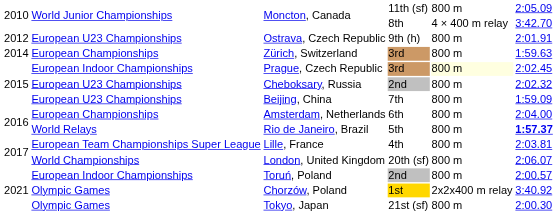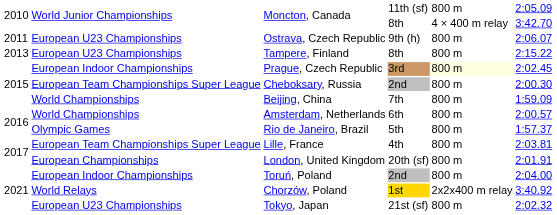(16, 38) 2012 -> (16, 38) 2011
(534, 38) 2:01.91 -> (534, 38) 2:06.07
+ row: (306, 53)
- row: (310, 53)
(107, 84) European U23 Championships -> (146, 84) European Team Championships Super League
(534, 84) 2:02.32 -> (534, 84) 2:00.30
(107, 99) European U23 Championships -> (85, 99) World Championships
(95, 114) European Championships -> (85, 114) World Championships
(534, 114) 2:04.00 -> (534, 114) 2:00.57
(64, 129) World Relays -> (71, 129) Olympic Games
(534, 129) bold -> (534, 129) normal
(85, 160) World Championships -> (95, 160) European Championships
(534, 160) 2:06.07 -> (534, 160) 2:01.91
(534, 175) 2:00.57 -> (534, 175) 2:04.00
(71, 190) Olympic Games -> (64, 190) World Relays
(71, 205) Olympic Games -> (107, 205) European U23 Championships
(534, 205) 2:00.30 -> (534, 205) 2:02.32
